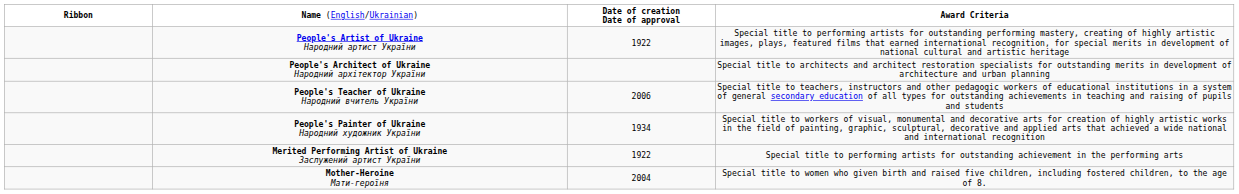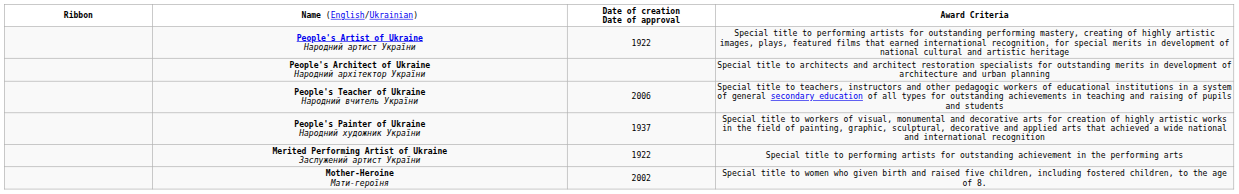(641, 129) 1934 -> (641, 129) 1937
(641, 178) 2004 -> (641, 178) 2002
